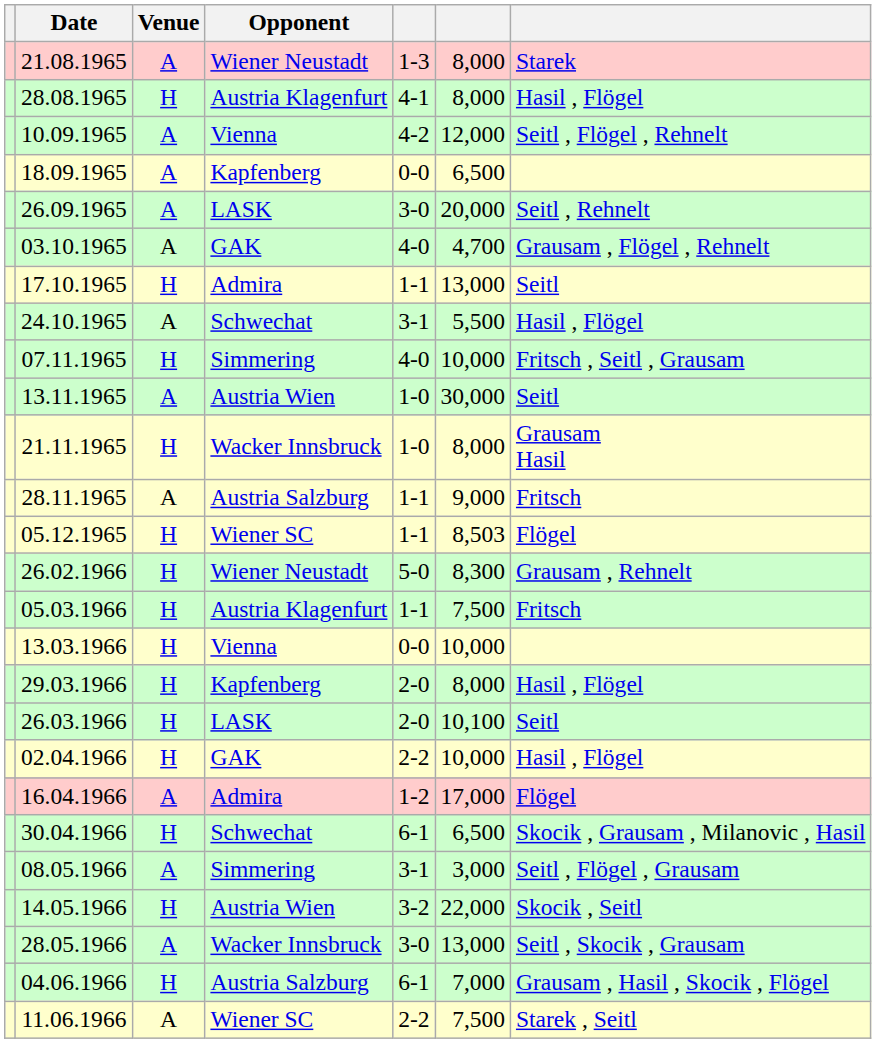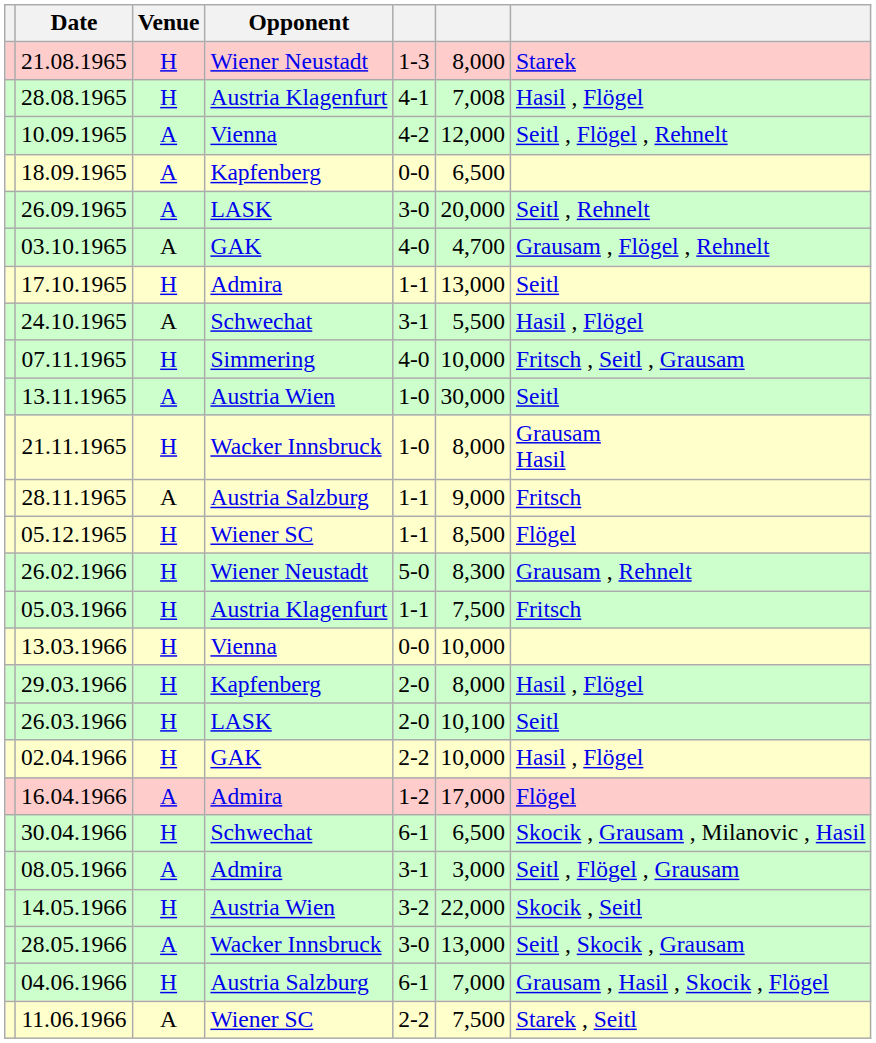(169, 60) A -> (169, 60) H
(479, 97) 8,000 -> (479, 97) 7,008
(479, 534) 8,503 -> (479, 534) 8,500
(263, 870) Simmering -> (246, 870) Admira
